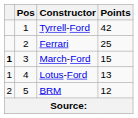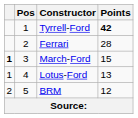(106, 28) normal -> (106, 28) bold
(106, 44) 25 -> (106, 44) 28
